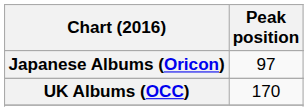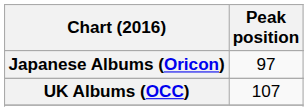(266, 91) 170 -> (266, 91) 107
